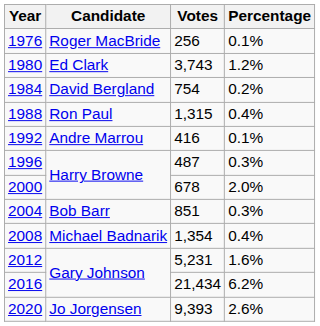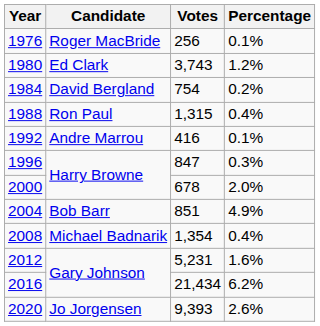(187, 162) 487 -> (187, 162) 847
(246, 211) 0.3% -> (246, 211) 4.9%
